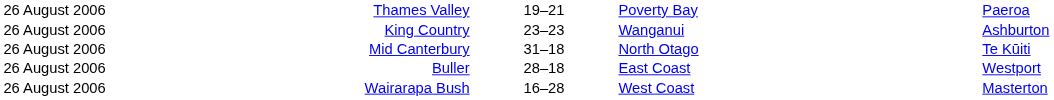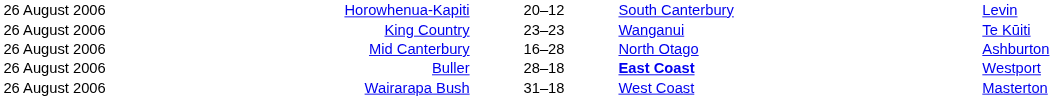- row: (421, 10)
+ row: (407, 10)
(1016, 30) Ashburton -> (1006, 30) Te Kūiti
(544, 49) 31–18 -> (544, 49) 16–28
(1006, 49) Te Kūiti -> (1016, 49) Ashburton
(654, 68) normal -> (657, 68) bold
(544, 88) 16–28 -> (544, 88) 31–18
